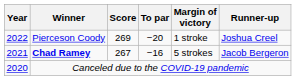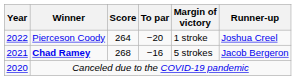(123, 38) 269 -> (123, 38) 264
(123, 53) 267 -> (123, 53) 268
